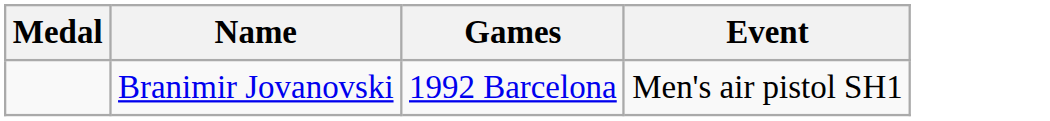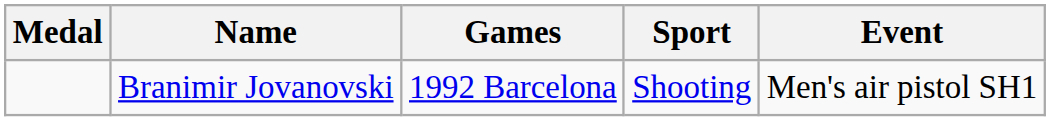+ column: (692, 32)
